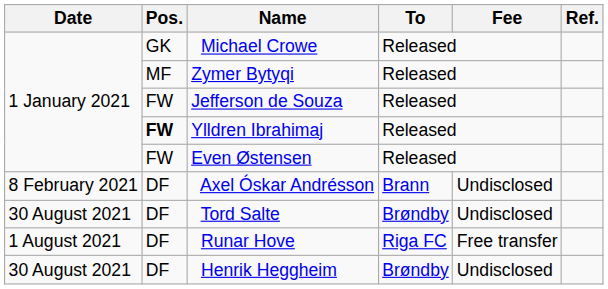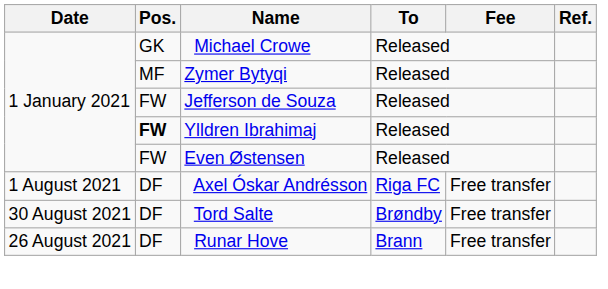(73, 185) 8 February 2021 -> (65, 185) 1 August 2021
(406, 185) Brann -> (408, 185) Riga FC
(505, 185) Undisclosed -> (500, 185) Free transfer
(505, 213) Undisclosed -> (500, 213) Free transfer
(65, 241) 1 August 2021 -> (70, 241) 26 August 2021
(414, 241) Riga FC -> (399, 241) Brann
- row: (264, 269)
